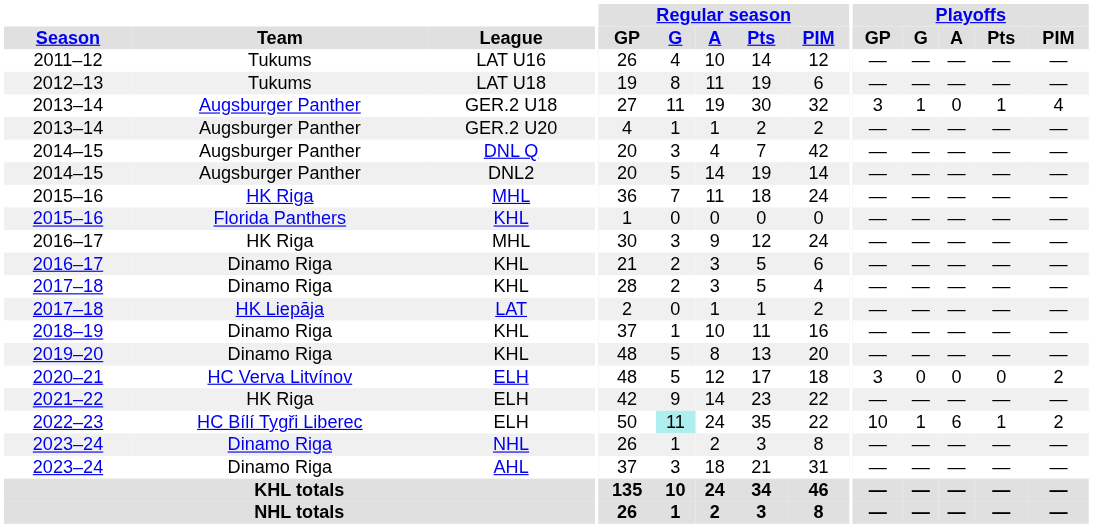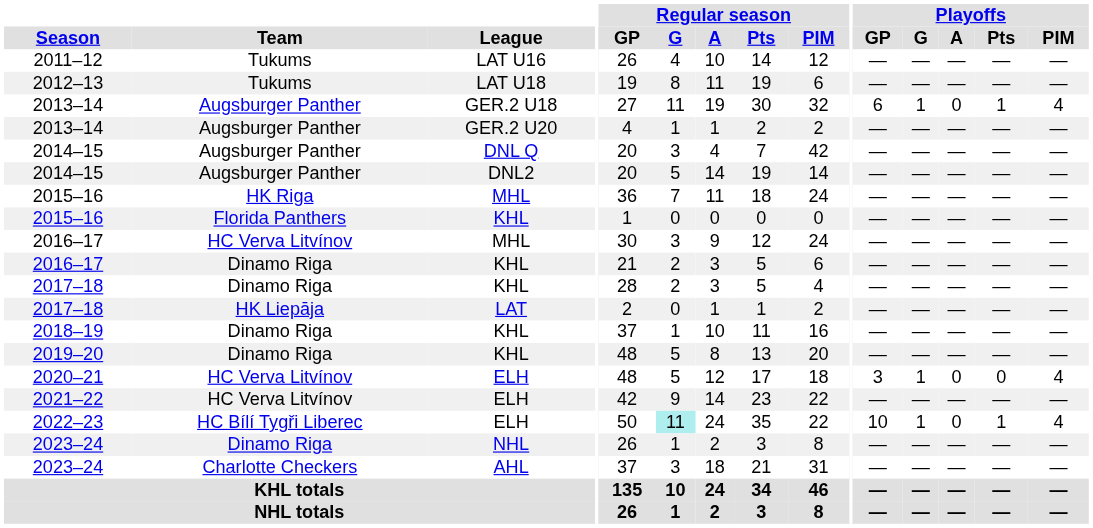(878, 105) 3 -> (878, 105) 6
(280, 241) HK Riga -> (280, 241) HC Verva Litvínov
(921, 376) 0 -> (921, 376) 1
(1058, 376) 2 -> (1058, 376) 4
(280, 399) HK Riga -> (280, 399) HC Verva Litvínov
(957, 422) 6 -> (957, 422) 0
(1058, 422) 2 -> (1058, 422) 4
(280, 467) Dinamo Riga -> (280, 467) Charlotte Checkers
